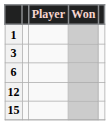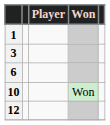+ row: (14, 91)
- row: (14, 110)
